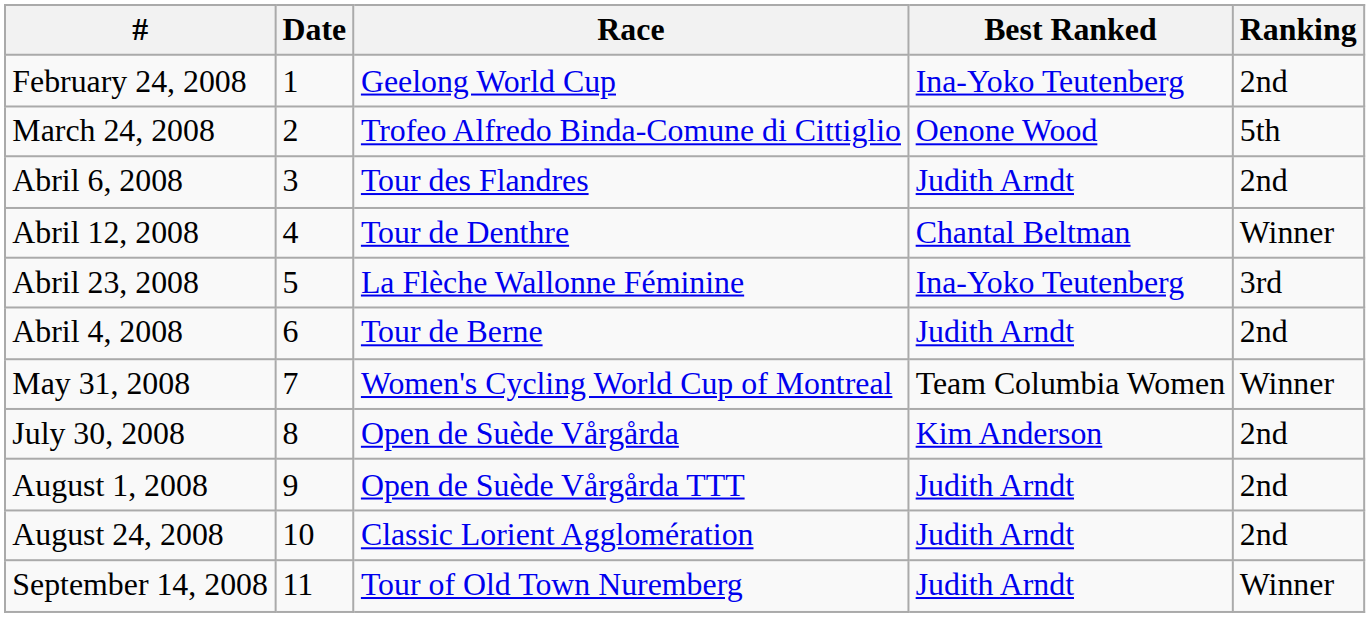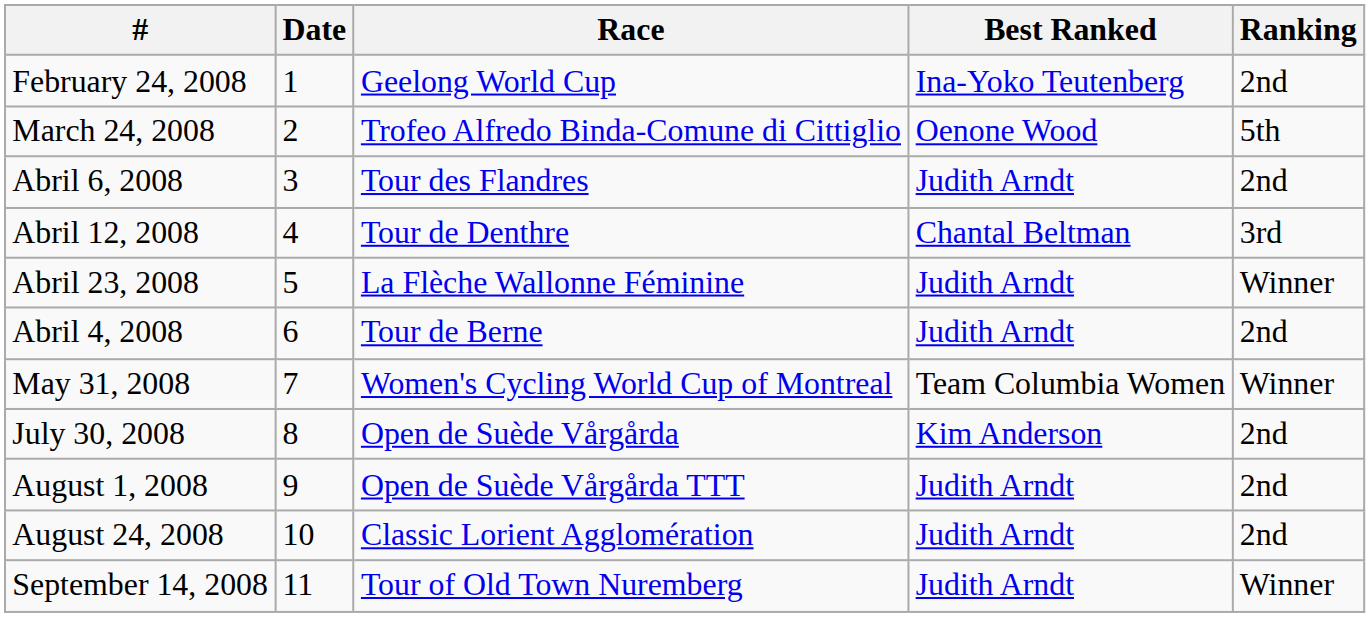(1287, 231) Winner -> (1261, 231) 3rd
(1050, 282) Ina-Yoko Teutenberg -> (995, 282) Judith Arndt
(1261, 282) 3rd -> (1287, 282) Winner
